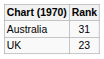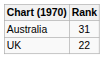(84, 45) 23 -> (84, 45) 22
